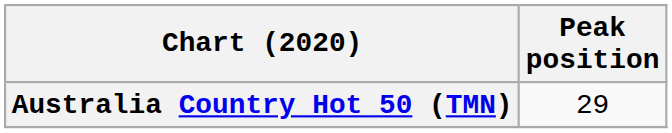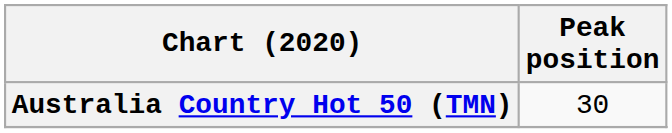(593, 105) 29 -> (593, 105) 30
